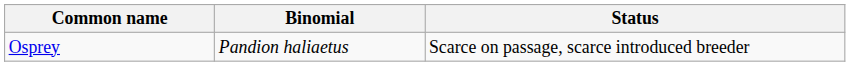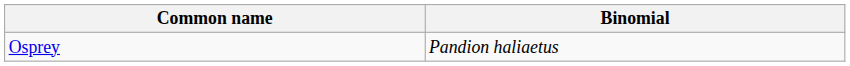- column: (635, 18)
